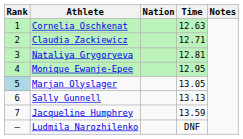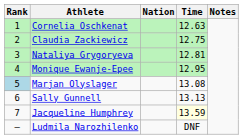(192, 40) 12.71 -> (192, 40) 12.75
(192, 84) 13.05 -> (192, 84) 13.08
(192, 112) no background -> (192, 112) lightyellow background
